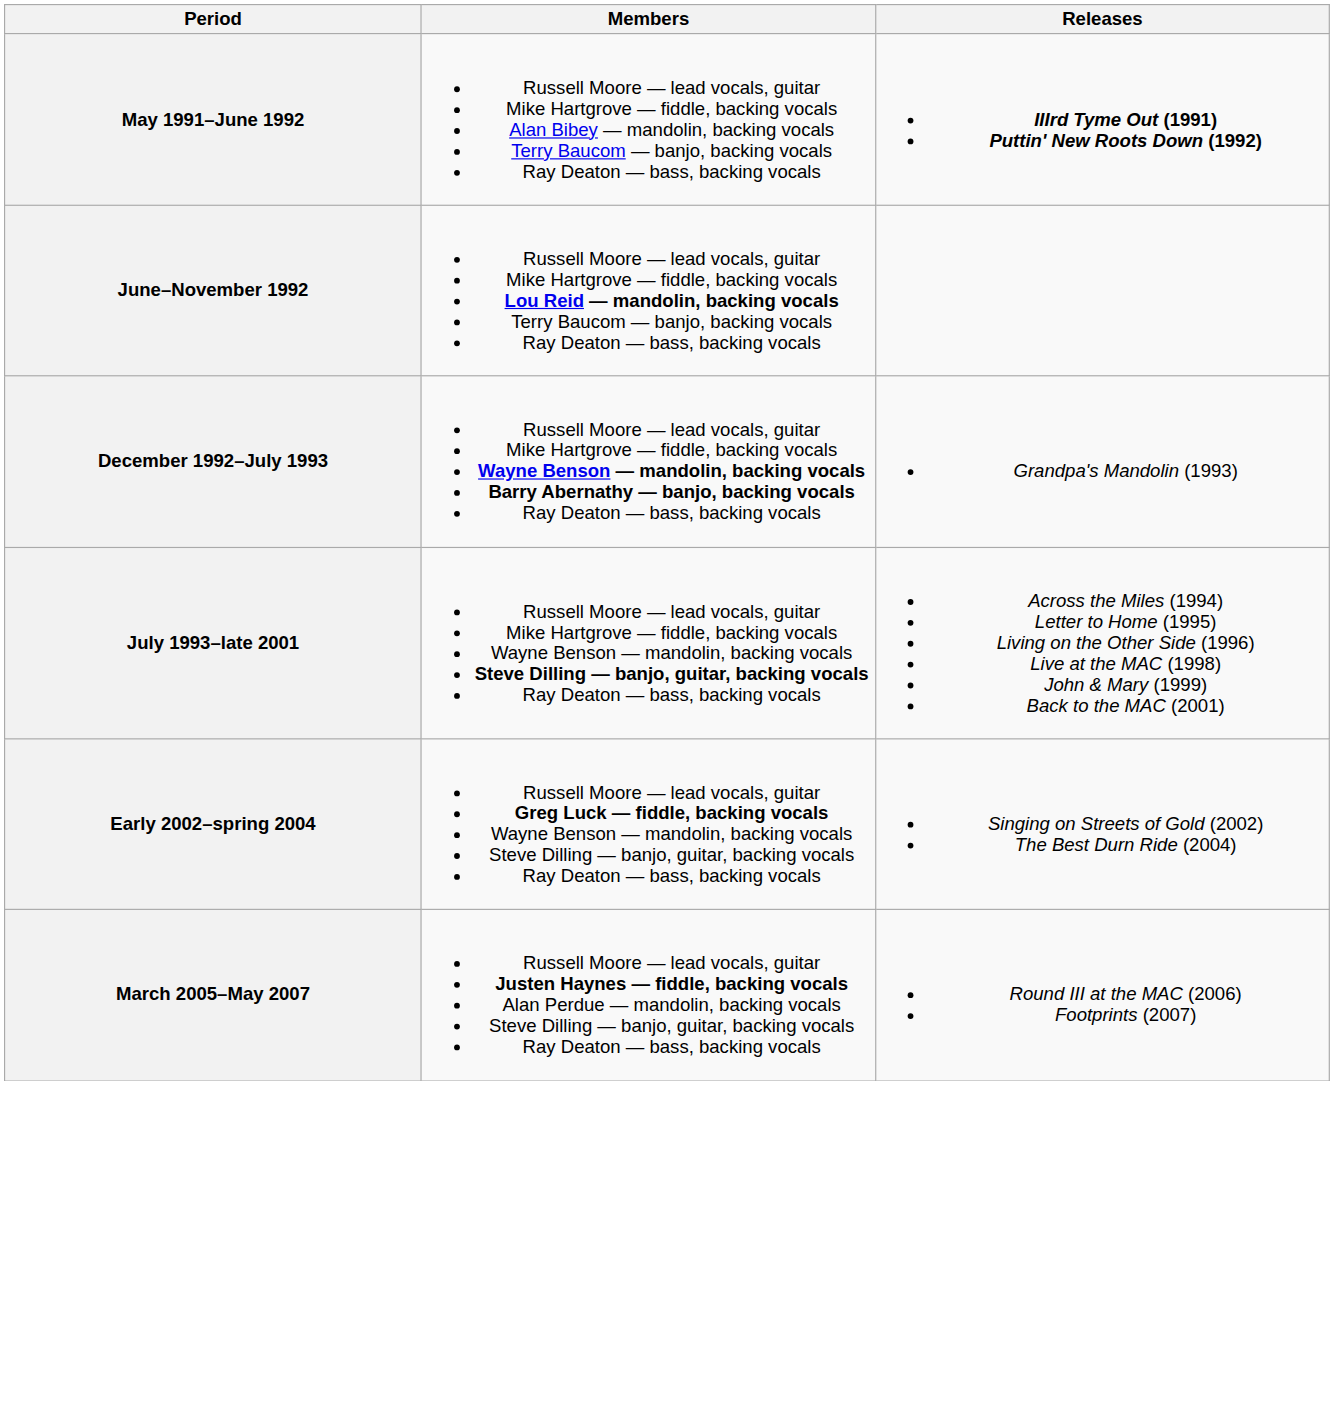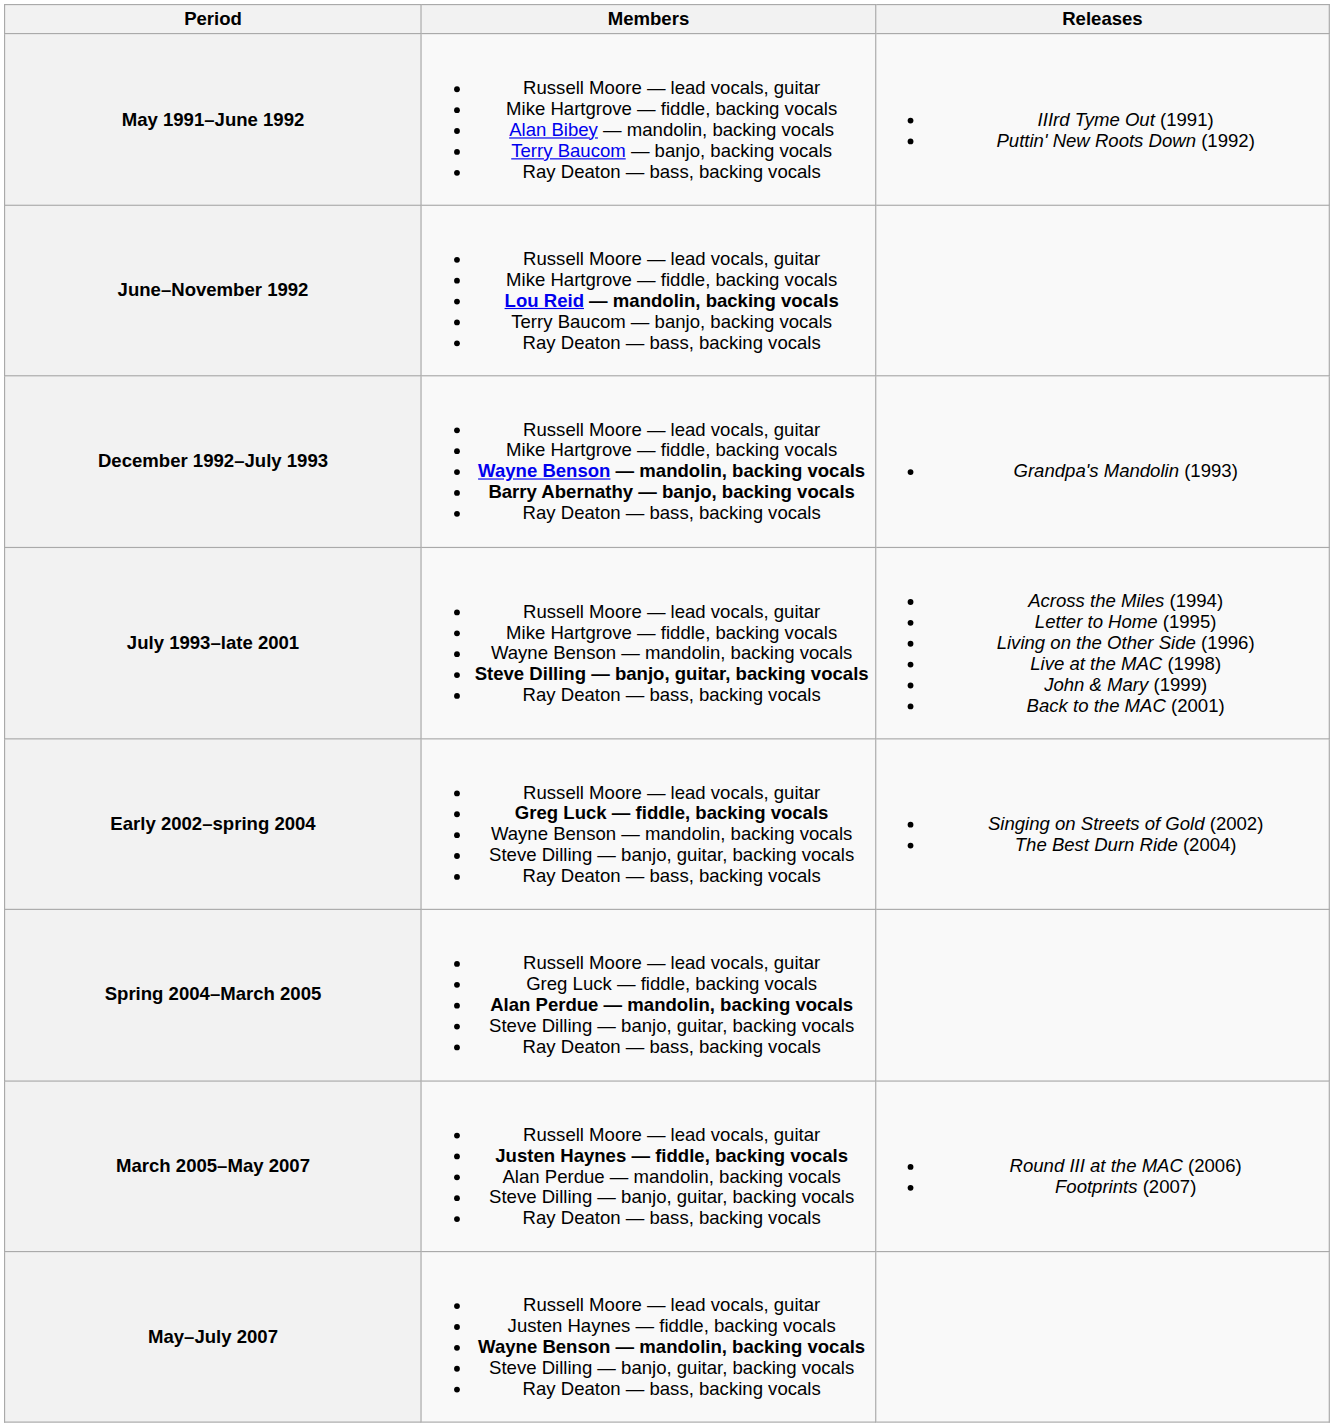(1102, 130) bold -> (1102, 130) normal
+ row: (213, 995)
+ row: (213, 1336)
